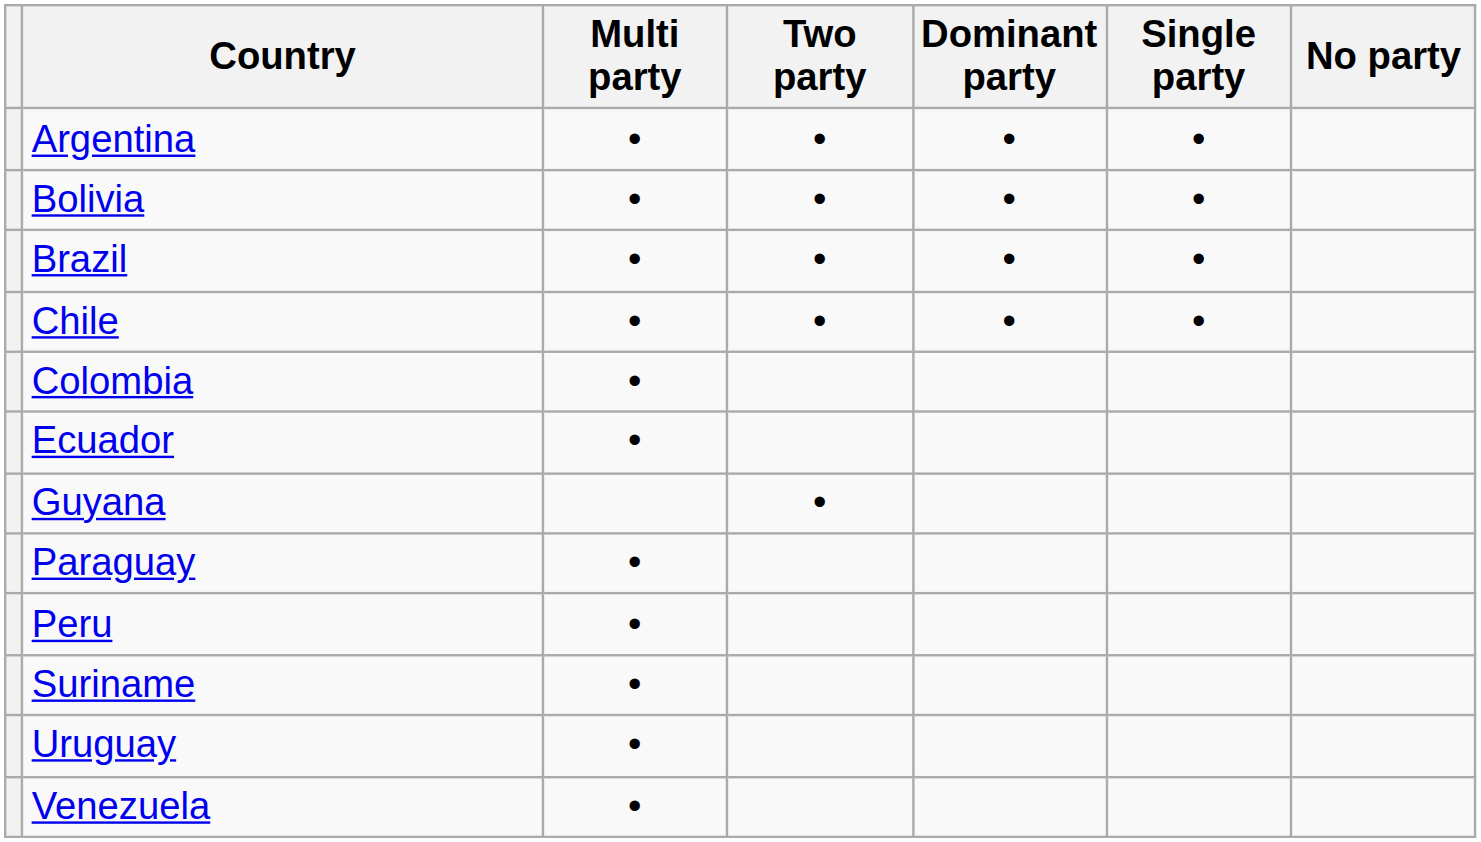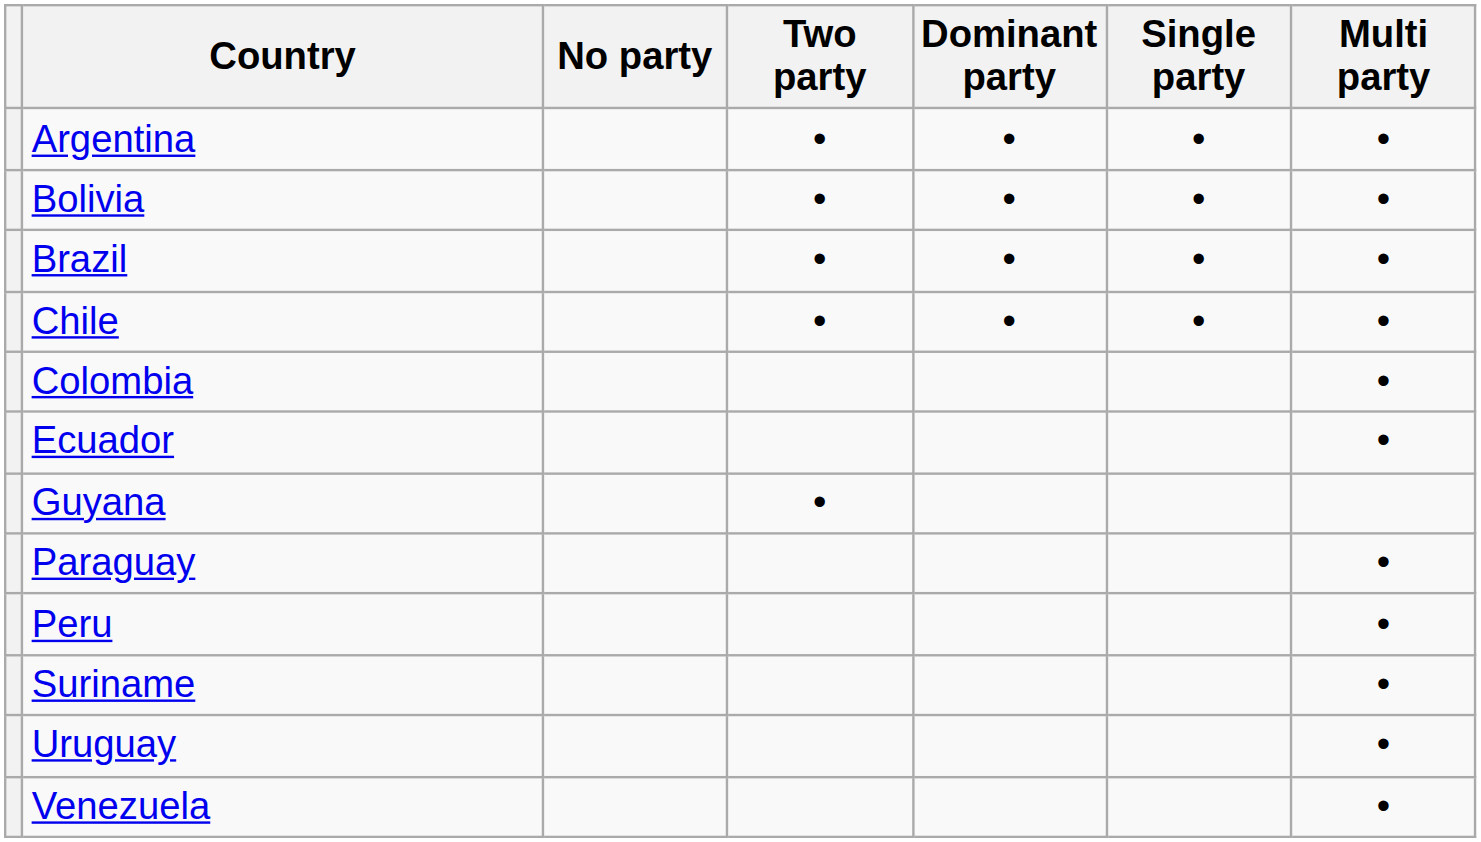columns swapped: (635, 56) <-> (1384, 56)
